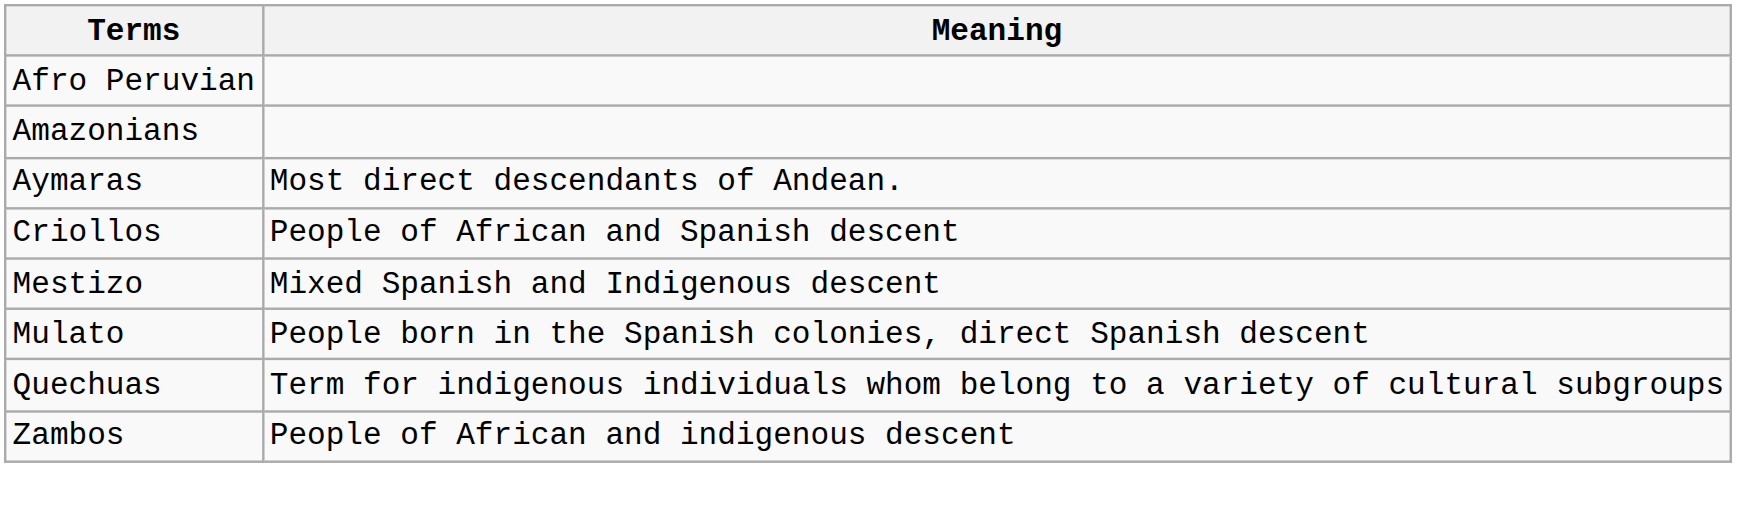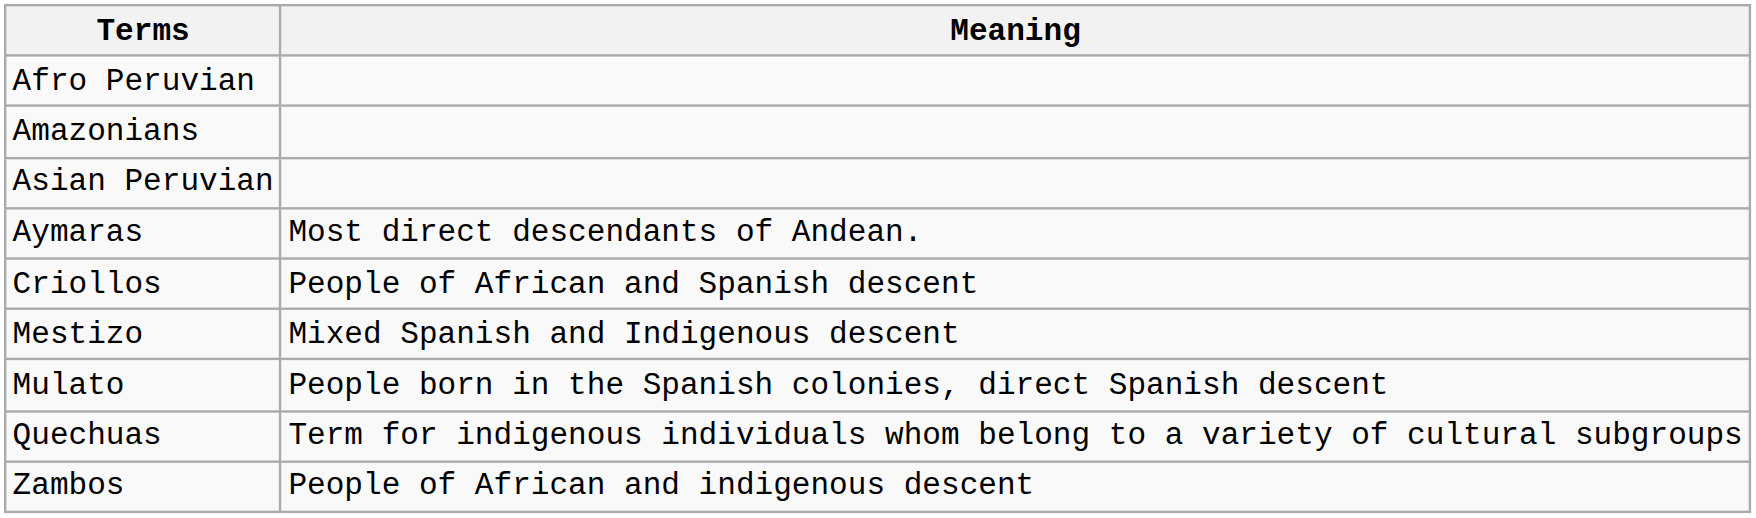+ row: (143, 182)
